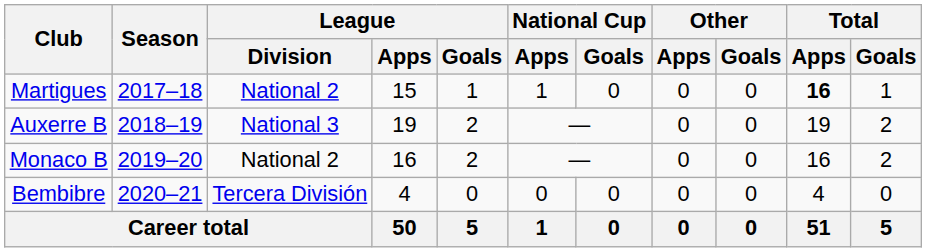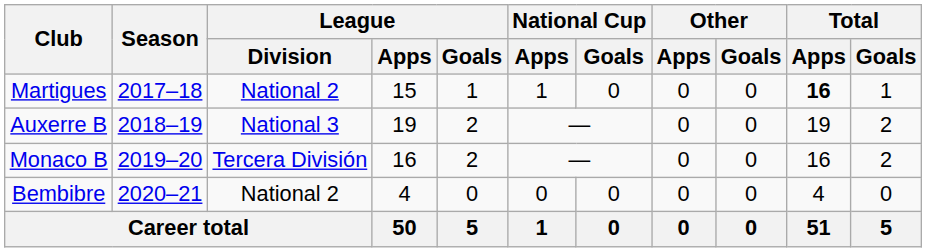(290, 159) National 2 -> (290, 159) Tercera División
(290, 194) Tercera División -> (290, 194) National 2
